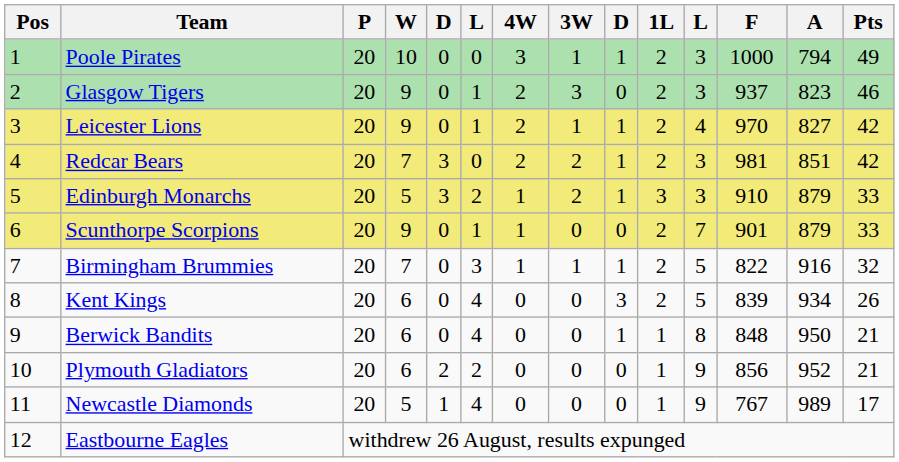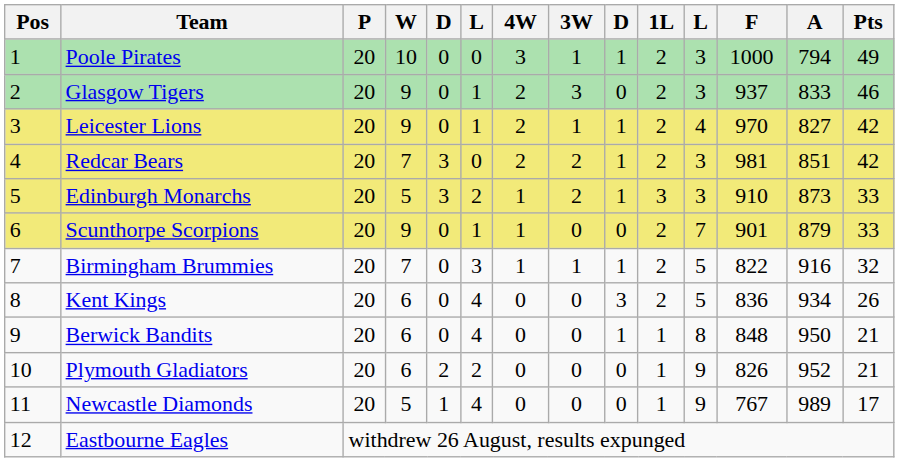(815, 91) 823 -> (815, 91) 833
(815, 195) 879 -> (815, 195) 873
(752, 299) 839 -> (752, 299) 836
(752, 369) 856 -> (752, 369) 826
